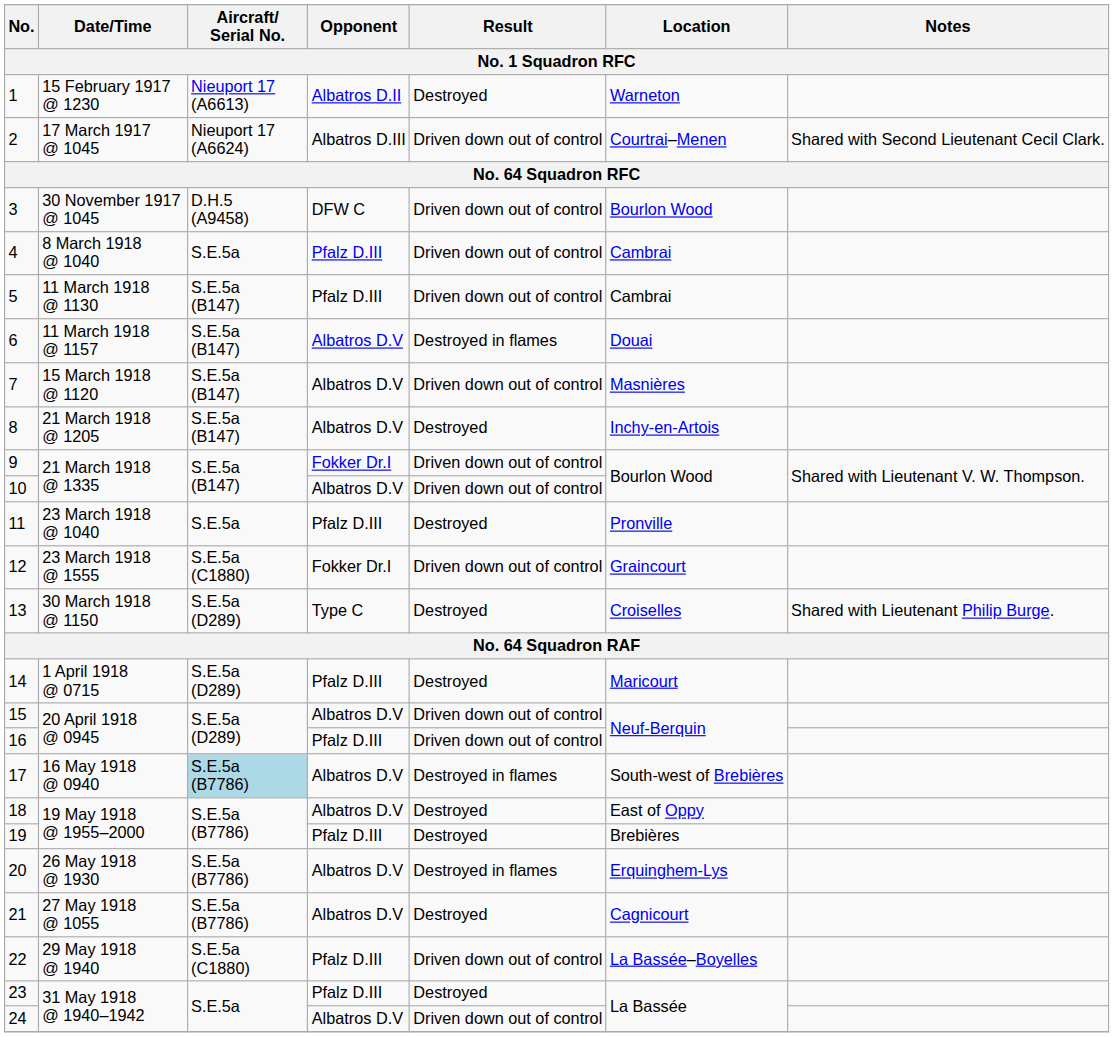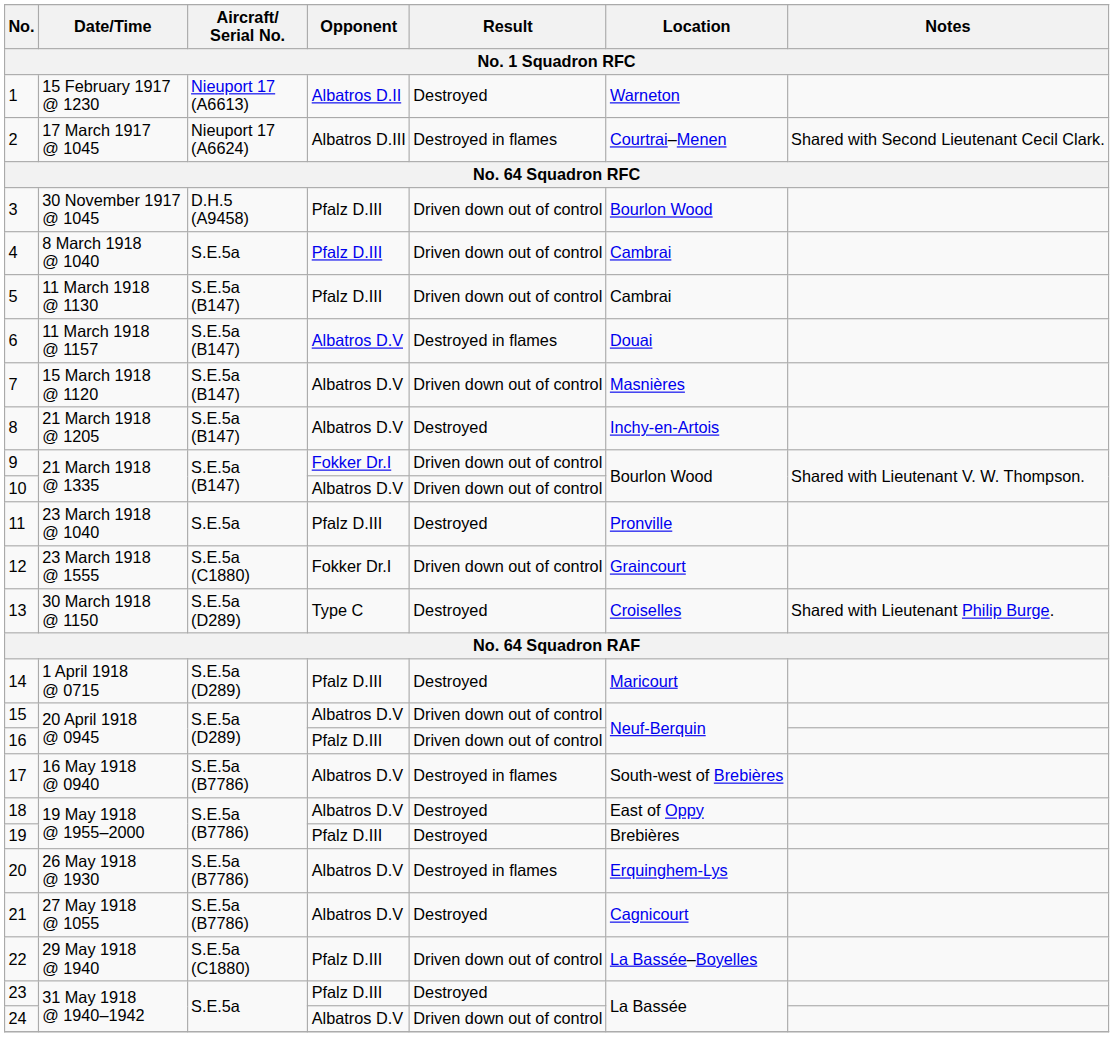(508, 140) Driven down out of control -> (485, 140) Destroyed in flames
(338, 210) DFW C -> (347, 210) Pfalz D.III
(220, 776) lightblue background -> (220, 776) no background
